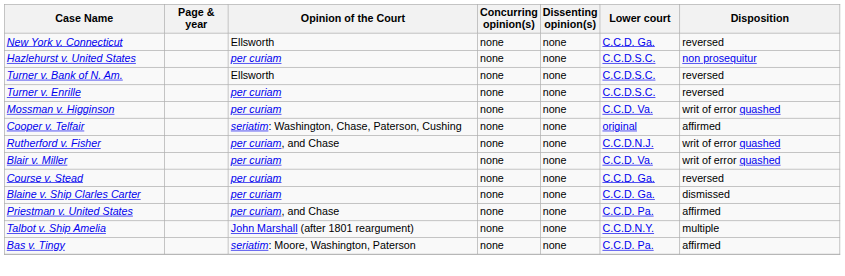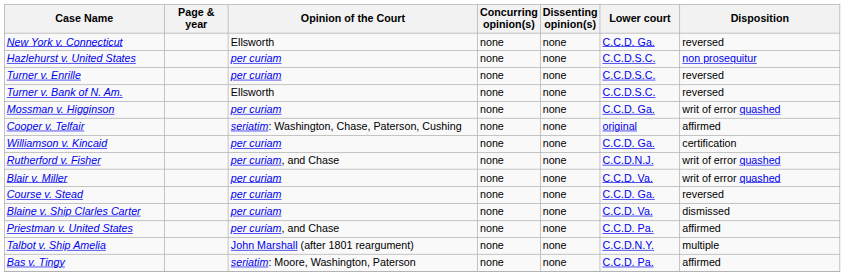rows swapped: (44, 93) <-> (65, 76)
(628, 110) C.C.D. Va. -> (629, 110) C.C.D. Ga.
+ row: (57, 144)
(629, 195) C.C.D. Ga. -> (628, 212) C.C.D. Va.
